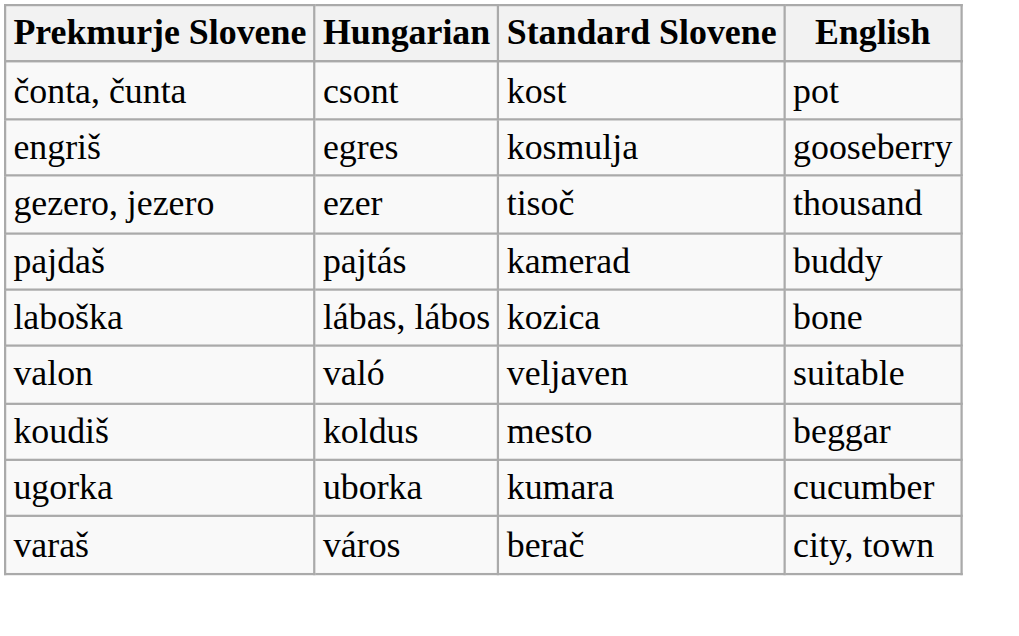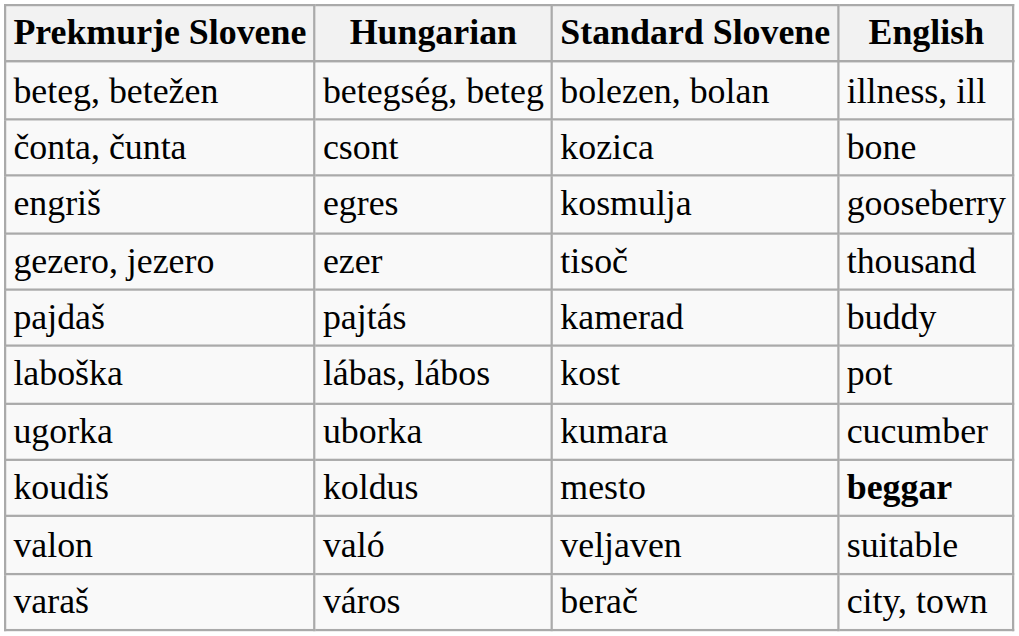+ row: (116, 89)
(537, 89) kost -> (607, 146) kozica
(816, 89) pot -> (882, 146) bone
(553, 317) kozica -> (590, 373) kost
(828, 317) bone -> (870, 373) pot
rows swapped: (63, 487) <-> (53, 373)
(842, 430) normal -> (899, 487) bold
